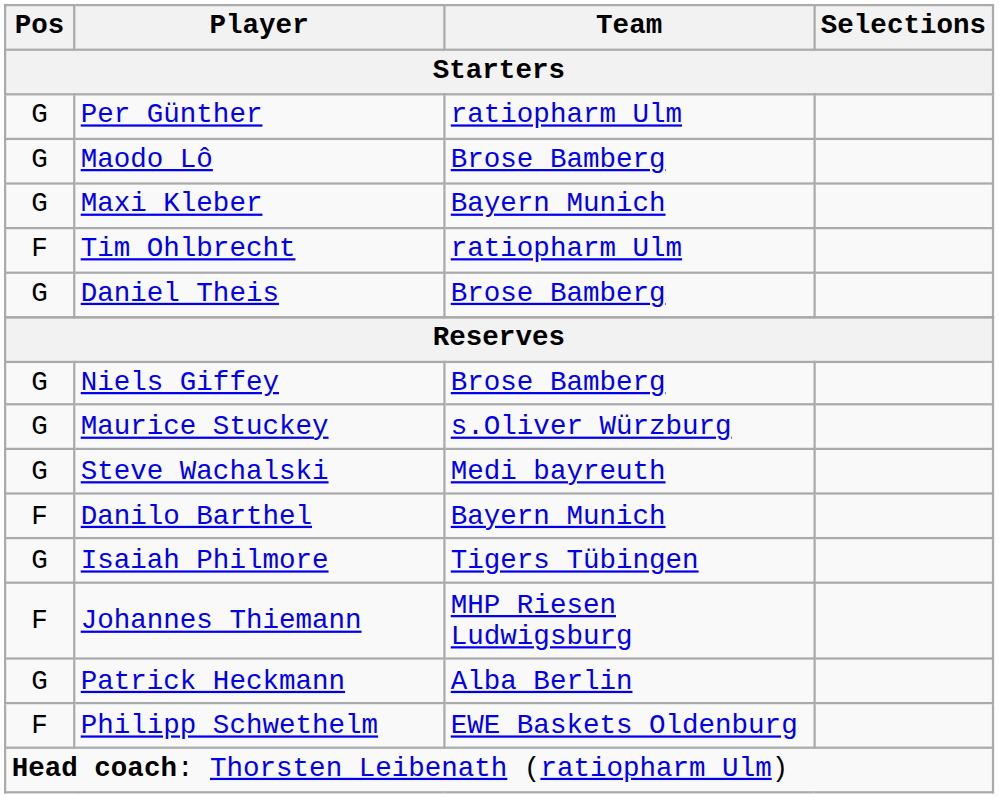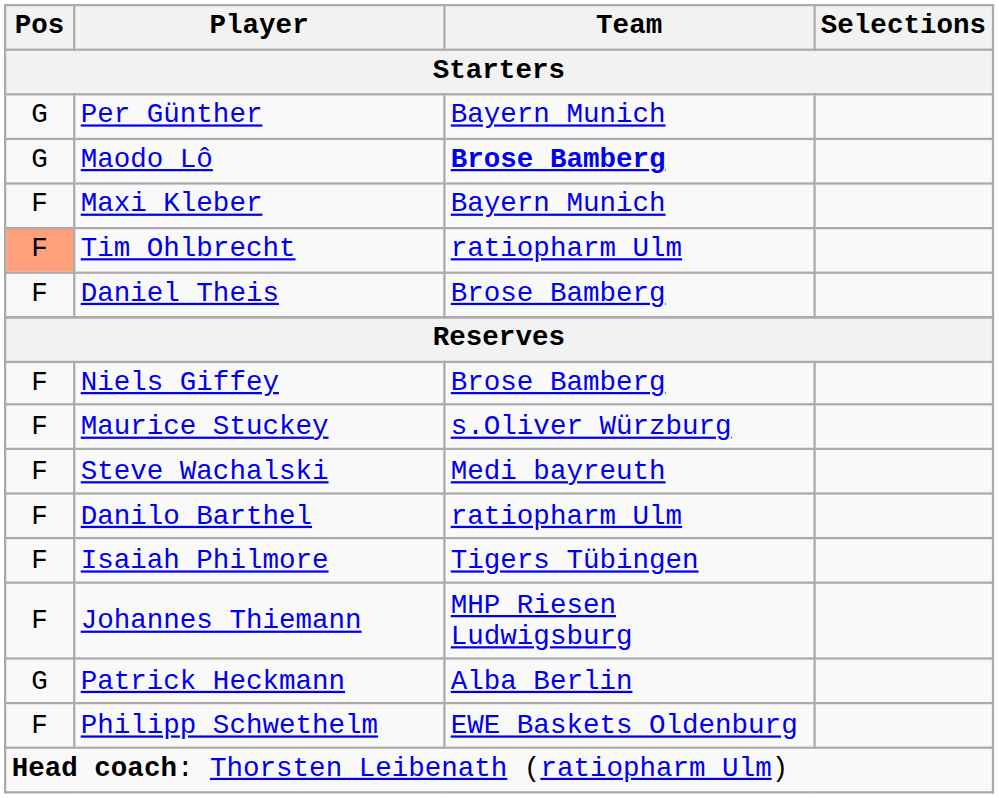(566, 117) ratiopharm Ulm -> (558, 117) Bayern Munich
(558, 161) normal -> (558, 161) bold
(40, 206) G -> (40, 206) F
(40, 250) no background -> (40, 250) lightsalmon background
(40, 294) G -> (40, 294) F
(40, 383) G -> (40, 383) F
(40, 428) G -> (40, 428) F
(40, 472) G -> (40, 472) F
(558, 517) Bayern Munich -> (566, 517) ratiopharm Ulm
(40, 561) G -> (40, 561) F
